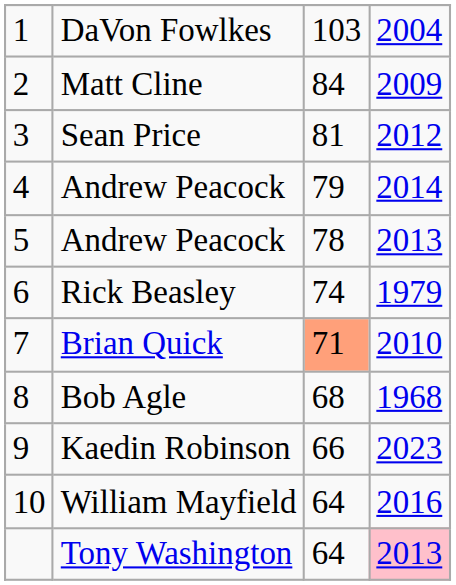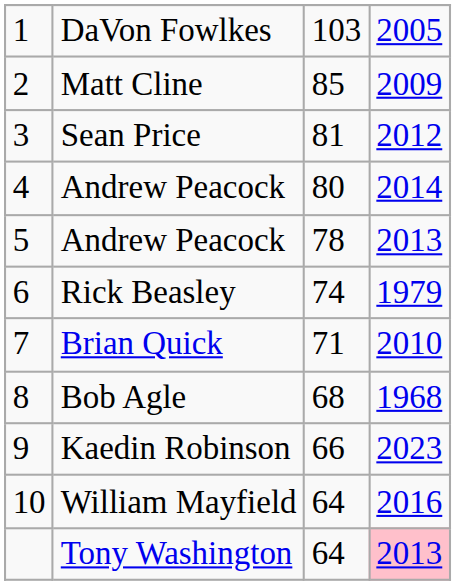(409, 30) 2004 -> (409, 30) 2005
(328, 82) 84 -> (328, 82) 85
(328, 187) 79 -> (328, 187) 80
(328, 344) lightsalmon background -> (328, 344) no background
